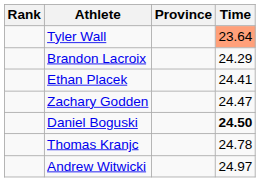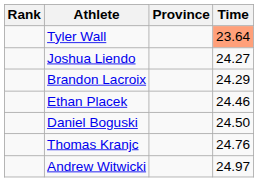+ row: (91, 58)
(235, 79) 24.41 -> (233, 101) 24.46
- row: (98, 101)
(235, 123) bold -> (233, 123) normal
(235, 144) 24.78 -> (233, 144) 24.76
